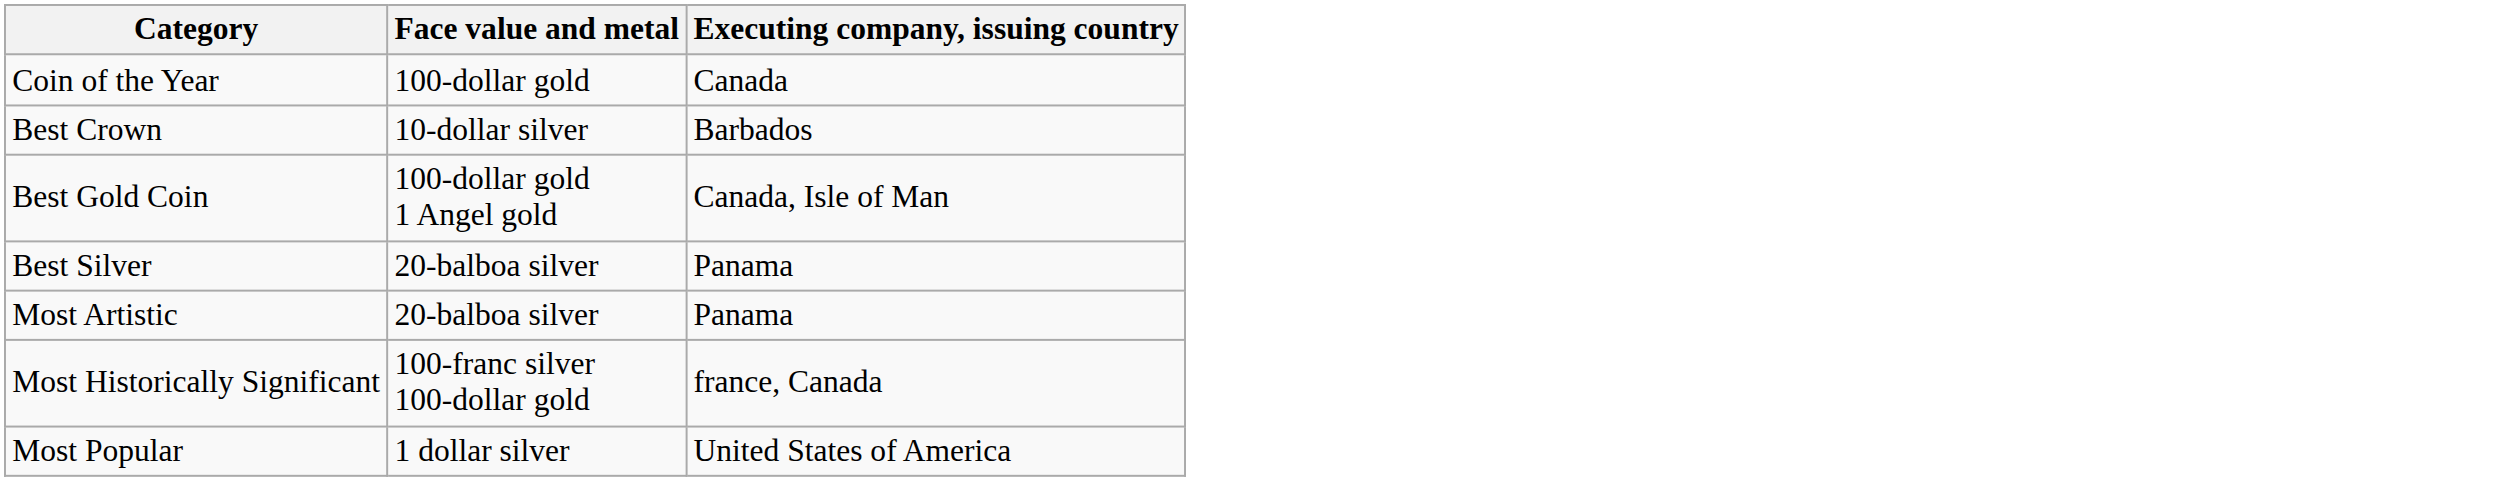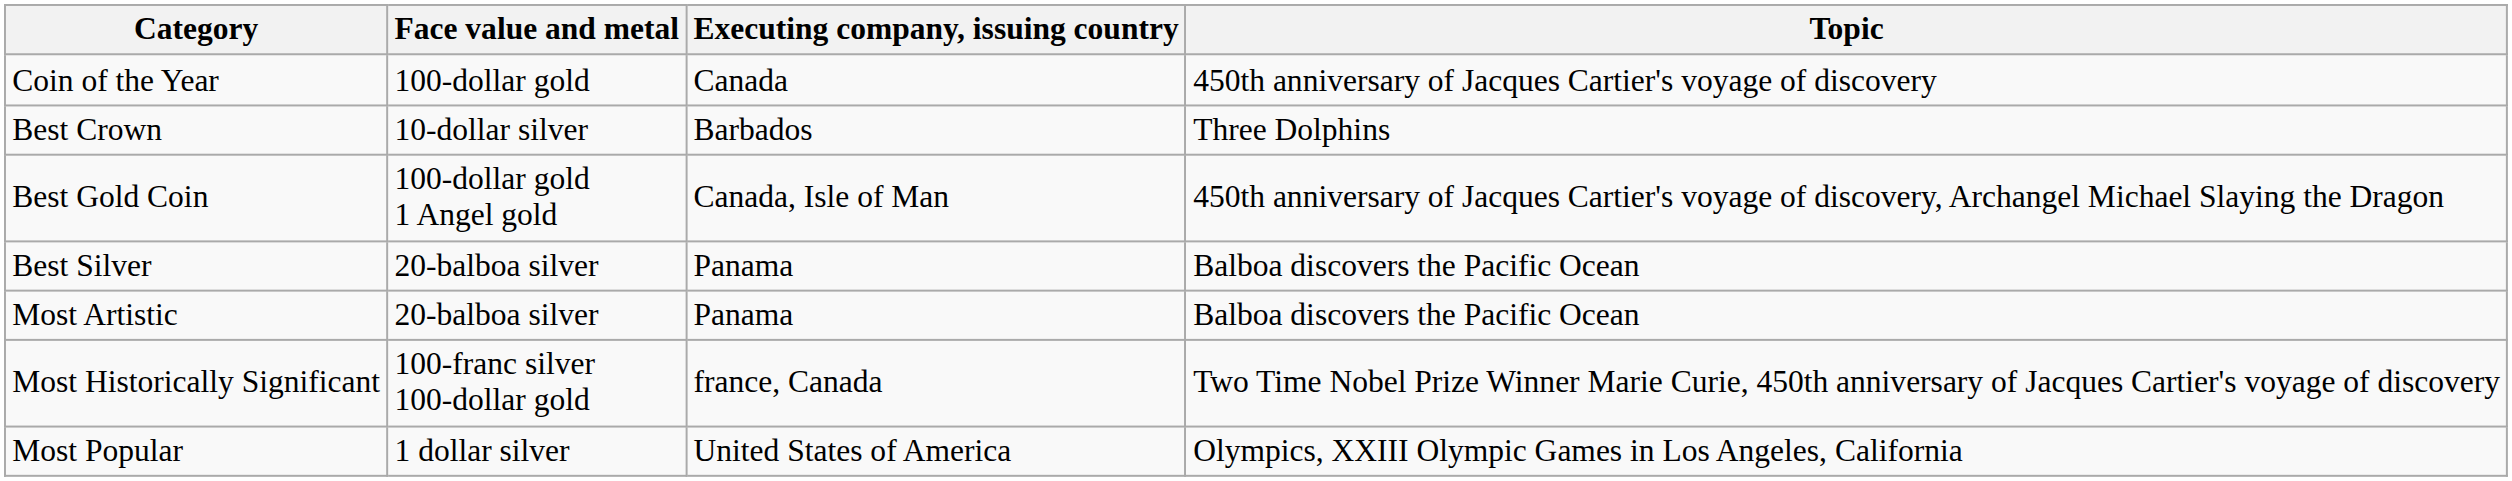+ column: (1847, 29)
